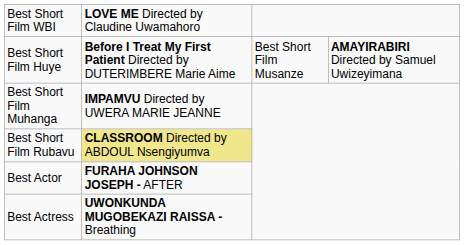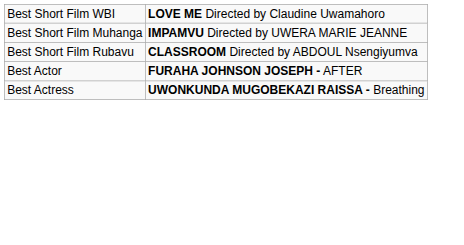- row: (35, 60)
(156, 145) khaki background -> (283, 52) no background
